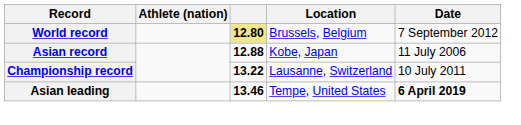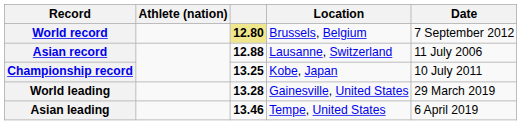(303, 52) Kobe, Japan -> (331, 52) Lausanne, Switzerland
(248, 71) 13.22 -> (248, 71) 13.25
(331, 71) Lausanne, Switzerland -> (303, 71) Kobe, Japan
+ row: (70, 91)
(432, 91) bold -> (446, 110) normal
